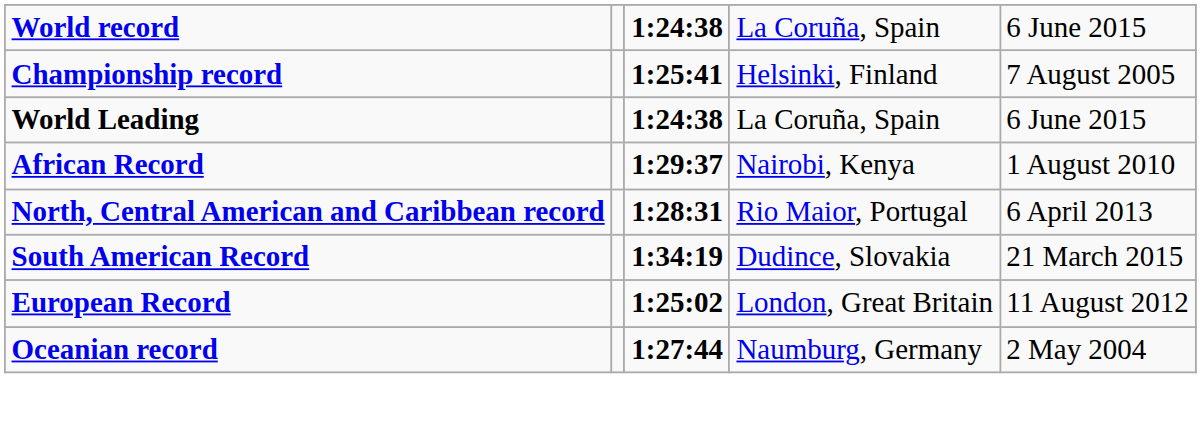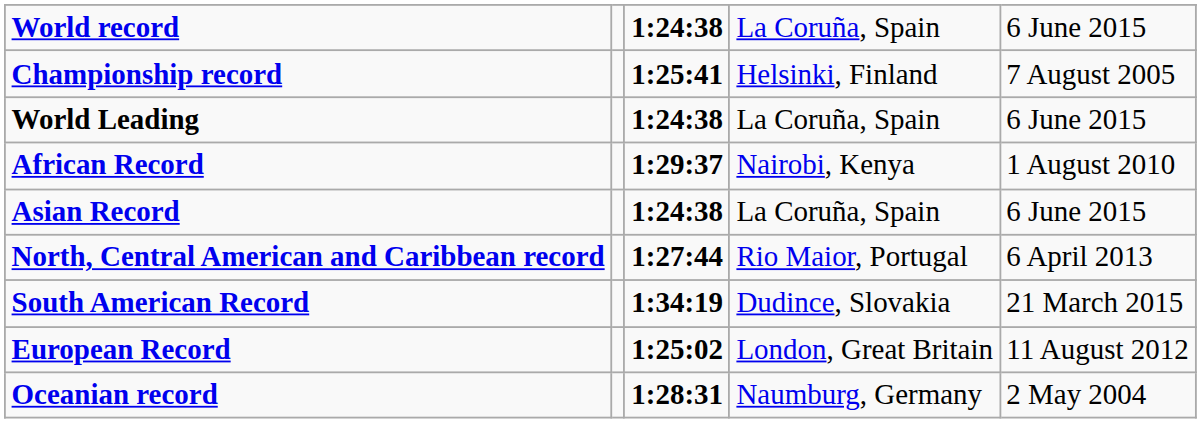+ row: (96, 211)
(677, 211) 1:28:31 -> (677, 257) 1:27:44
(677, 348) 1:27:44 -> (677, 394) 1:28:31
